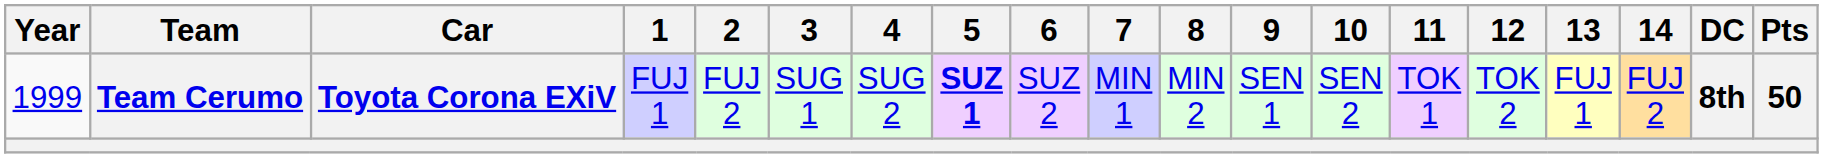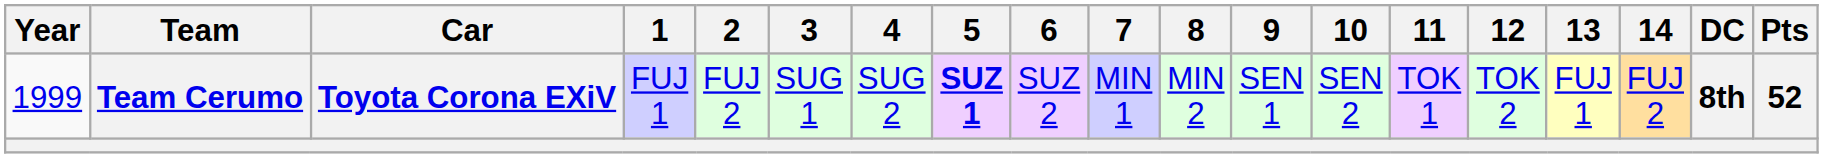(1785, 96) 50 -> (1785, 96) 52
